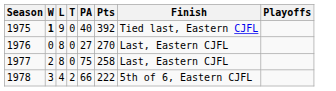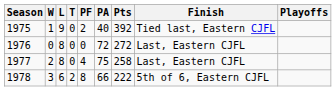+ column: (86, 13)
(51, 29) bold -> (51, 29) normal
(86, 45) 27 -> (103, 45) 72
(106, 45) 270 -> (123, 45) 272
(62, 78) 4 -> (62, 78) 6
